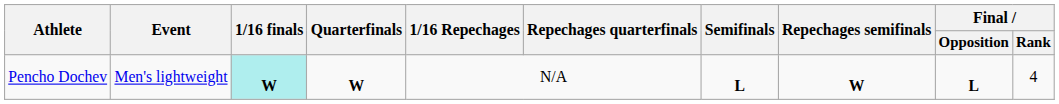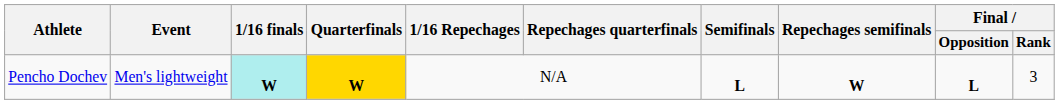(356, 86) no background -> (356, 86) gold background
(1033, 77) 4 -> (1033, 77) 3
